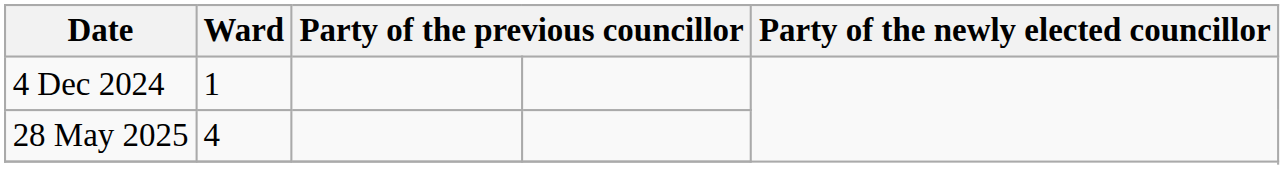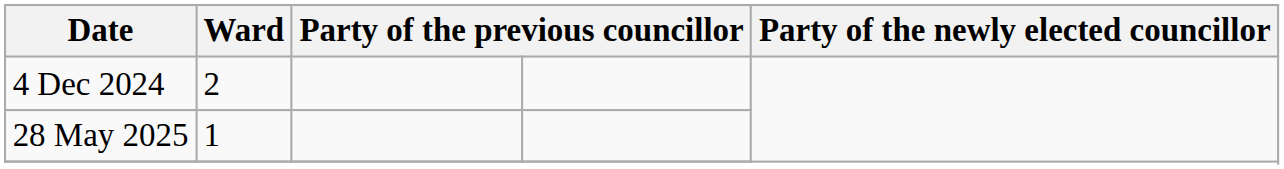(212, 82) 1 -> (212, 82) 2
(212, 135) 4 -> (212, 135) 1
